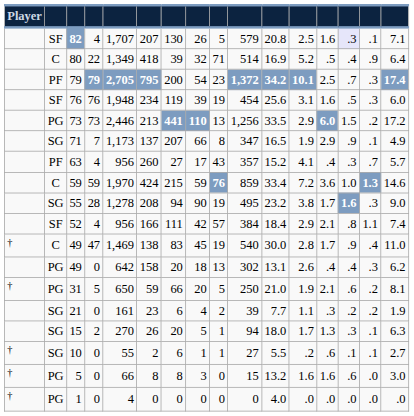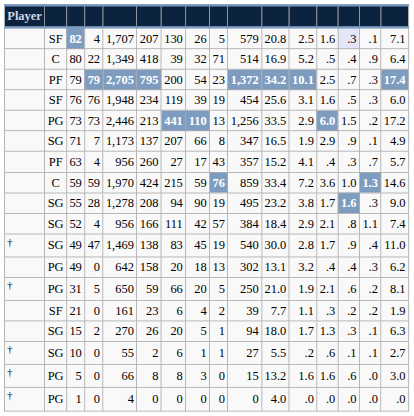(56, 223) SF -> (56, 223) SG
(56, 245) C -> (56, 245) SG
(306, 267) 2.6 -> (306, 267) 3.2
(56, 310) SG -> (56, 310) SF
